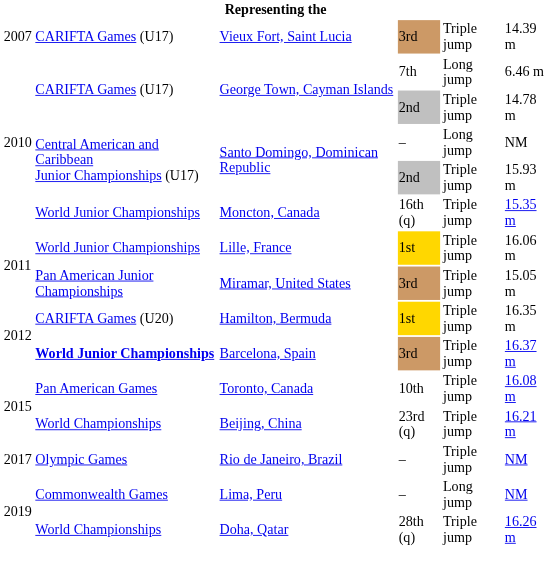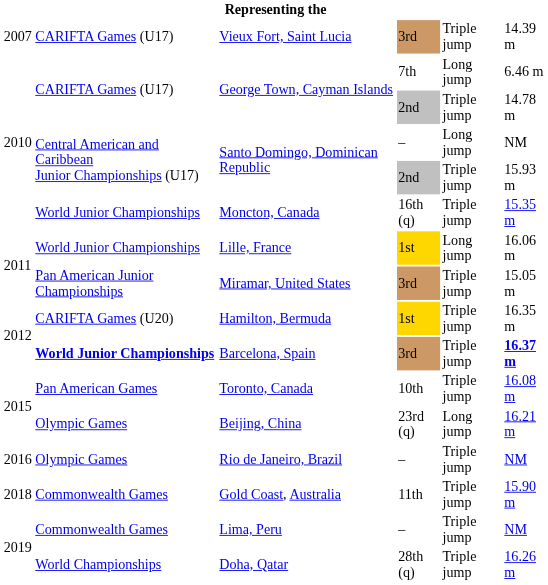(460, 248) Triple jump -> (457, 248) Long jump
(521, 353) normal -> (520, 353) bold
(98, 424) World Championships -> (81, 424) Olympic Games
(460, 424) Triple jump -> (457, 424) Long jump
(18, 459) 2017 -> (18, 459) 2016
+ row: (280, 494)
(458, 494) Long jump -> (459, 529) Triple jump
